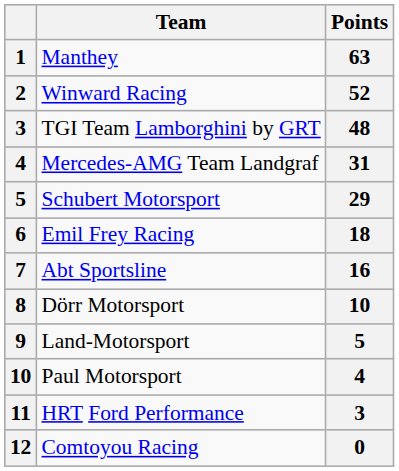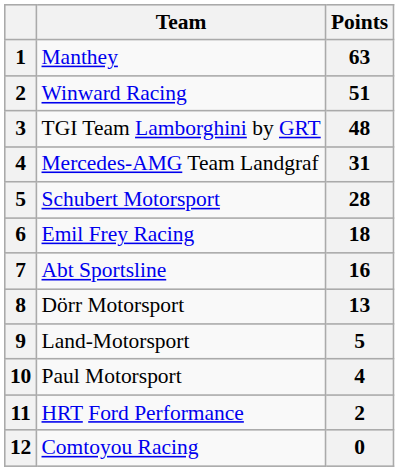(360, 92) 52 -> (360, 92) 51
(360, 199) 29 -> (360, 199) 28
(360, 305) 10 -> (360, 305) 13
(360, 411) 3 -> (360, 411) 2
